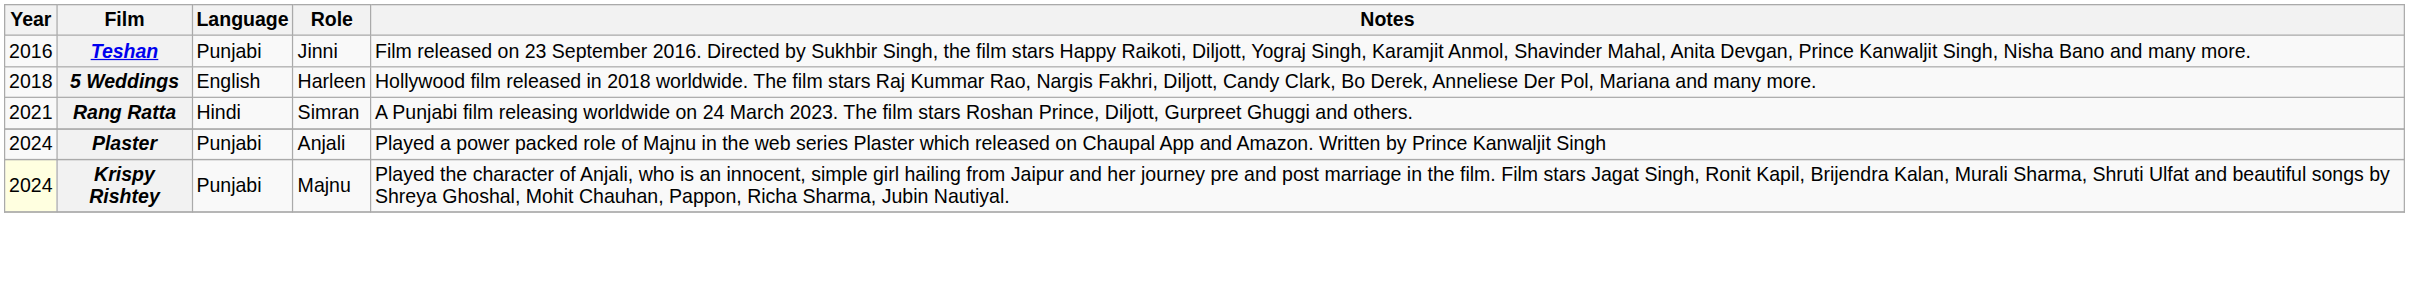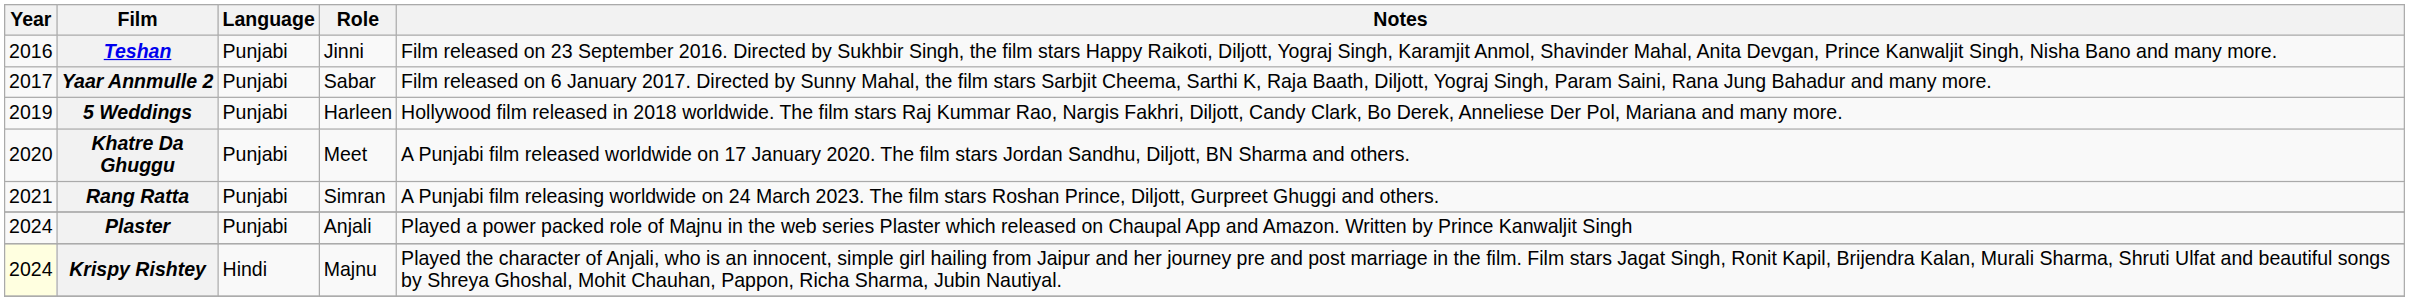+ row: (138, 81)
(31, 81) 2018 -> (31, 112) 2019
(228, 81) English -> (255, 112) Punjabi
+ row: (138, 154)
(219, 112) Hindi -> (255, 196) Punjabi
(229, 185) Punjabi -> (245, 269) Hindi
